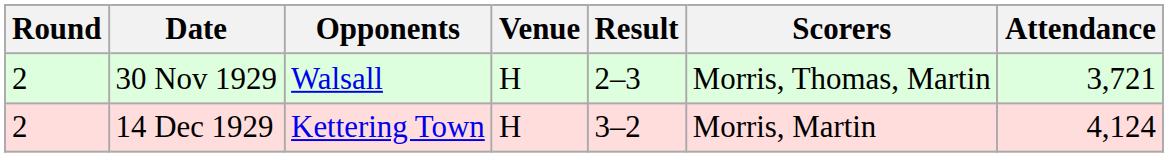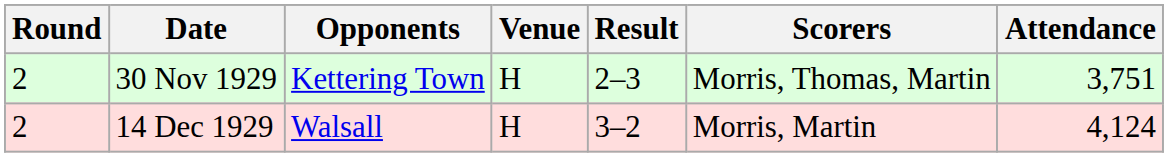(337, 77) Walsall -> (388, 77) Kettering Town
(1121, 77) 3,721 -> (1121, 77) 3,751
(388, 126) Kettering Town -> (337, 126) Walsall
